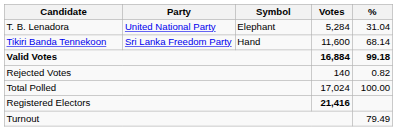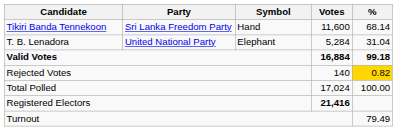rows swapped: (56, 42) <-> (38, 27)
(381, 73) no background -> (381, 73) gold background
